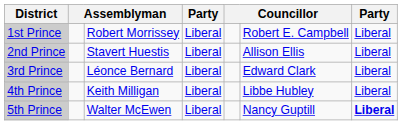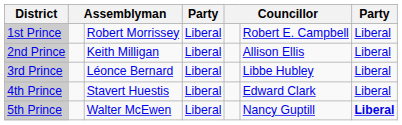(128, 52) Stavert Huestis -> (123, 52) Keith Milligan
(279, 71) Edward Clark -> (278, 71) Libbe Hubley
(123, 91) Keith Milligan -> (128, 91) Stavert Huestis
(278, 91) Libbe Hubley -> (279, 91) Edward Clark
